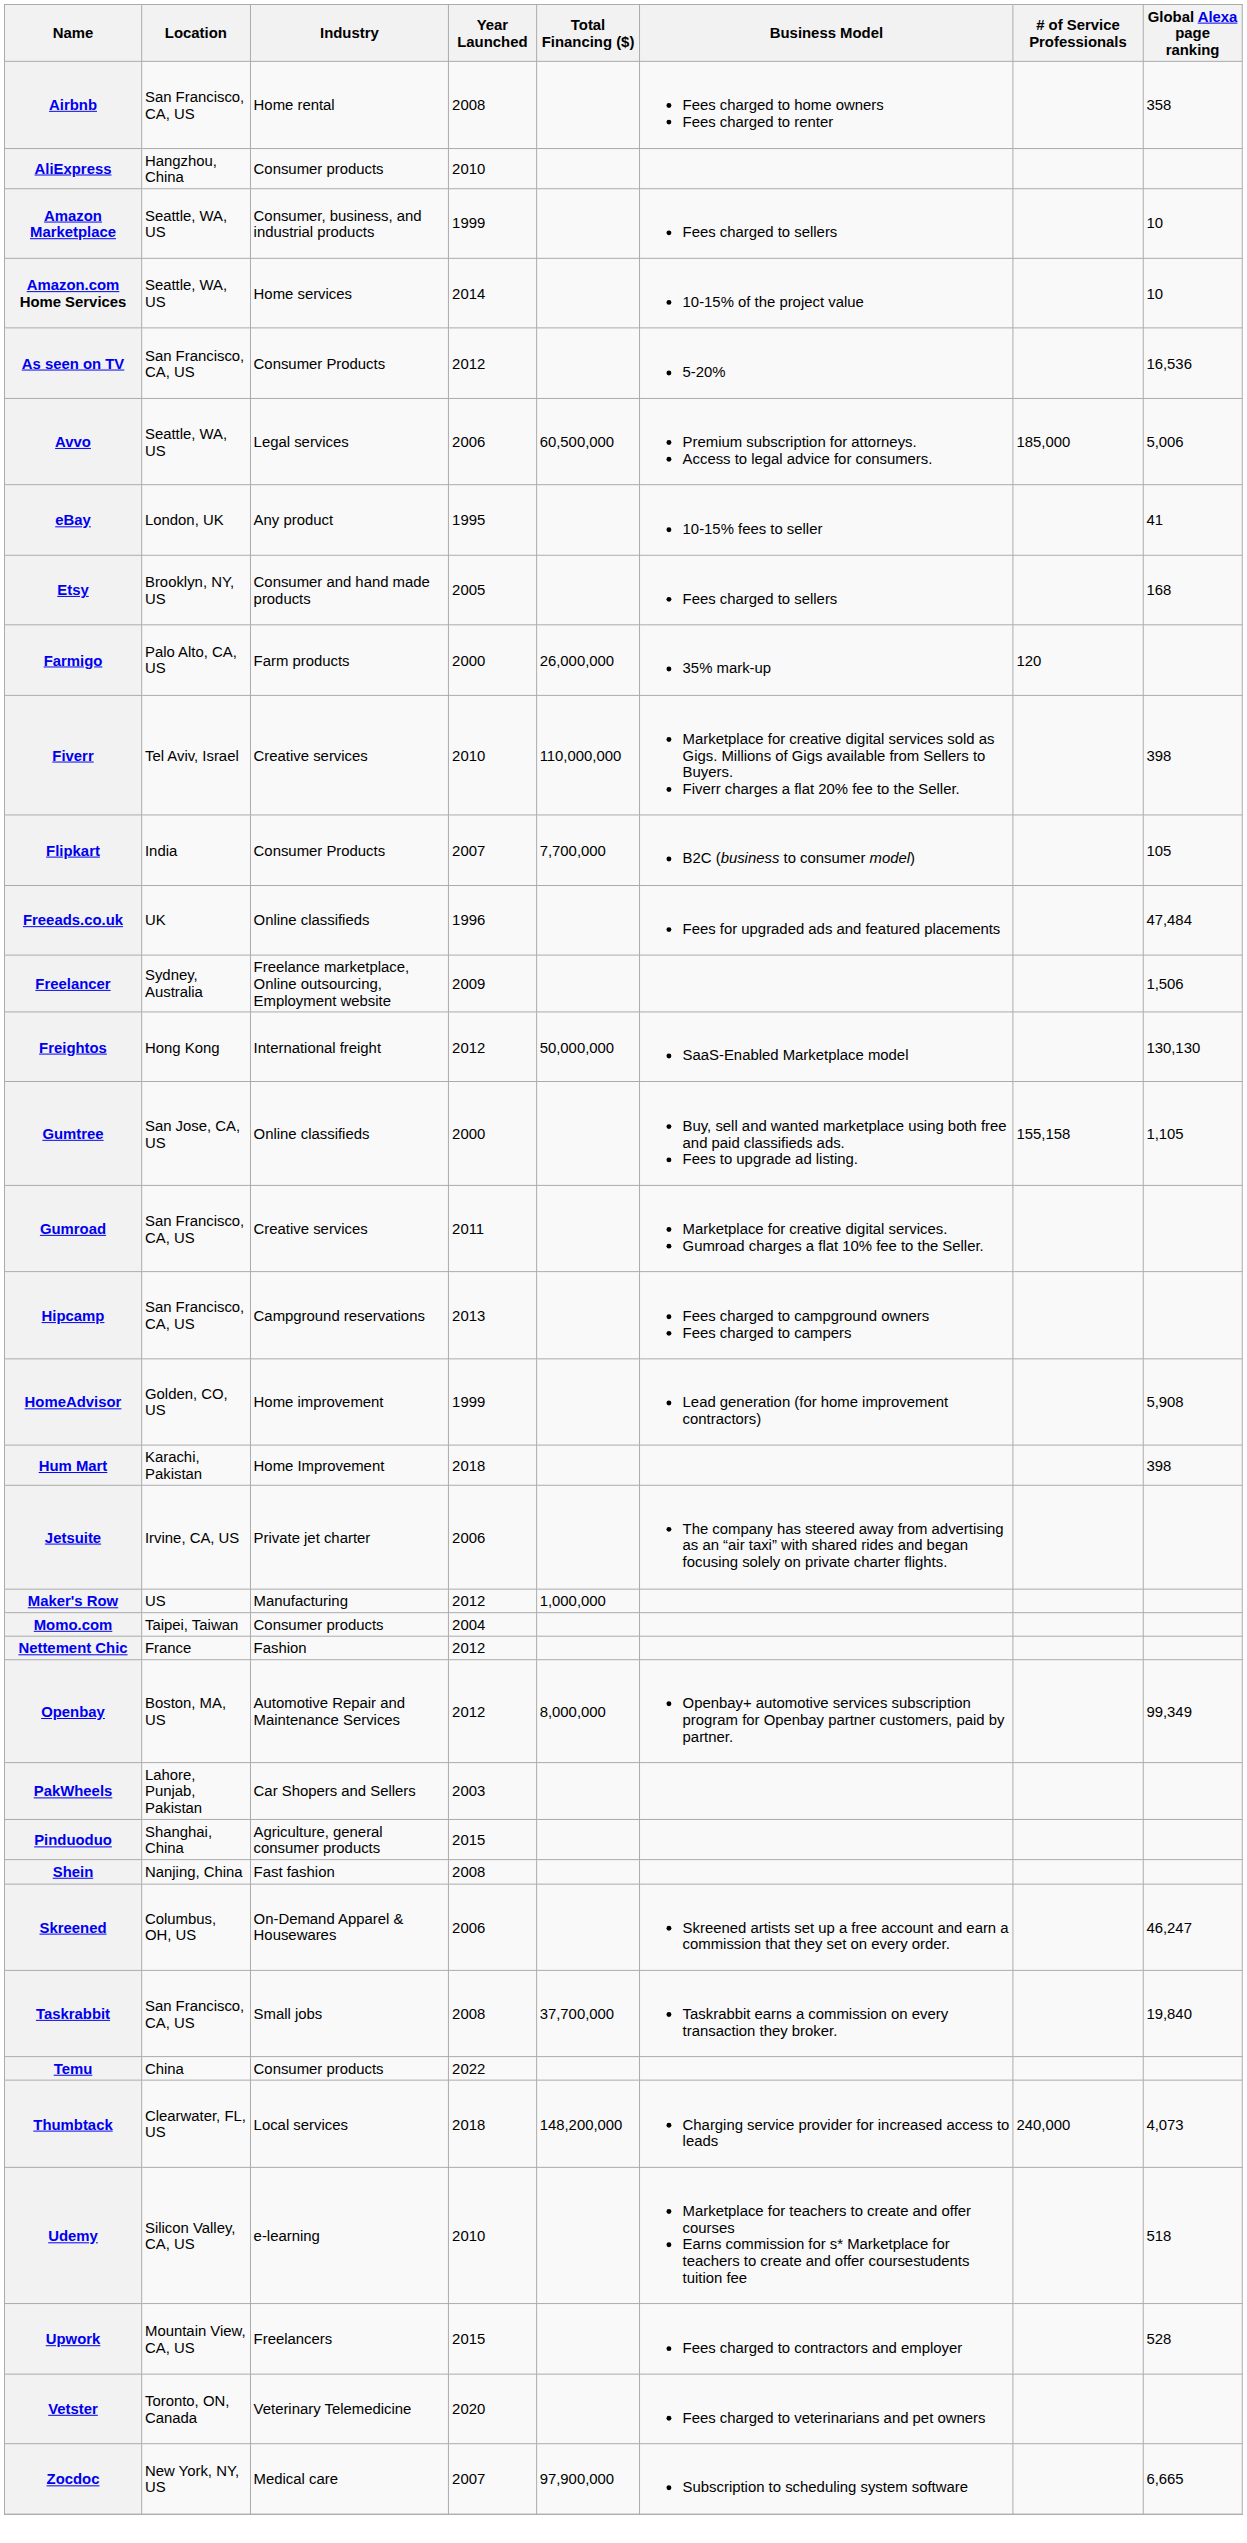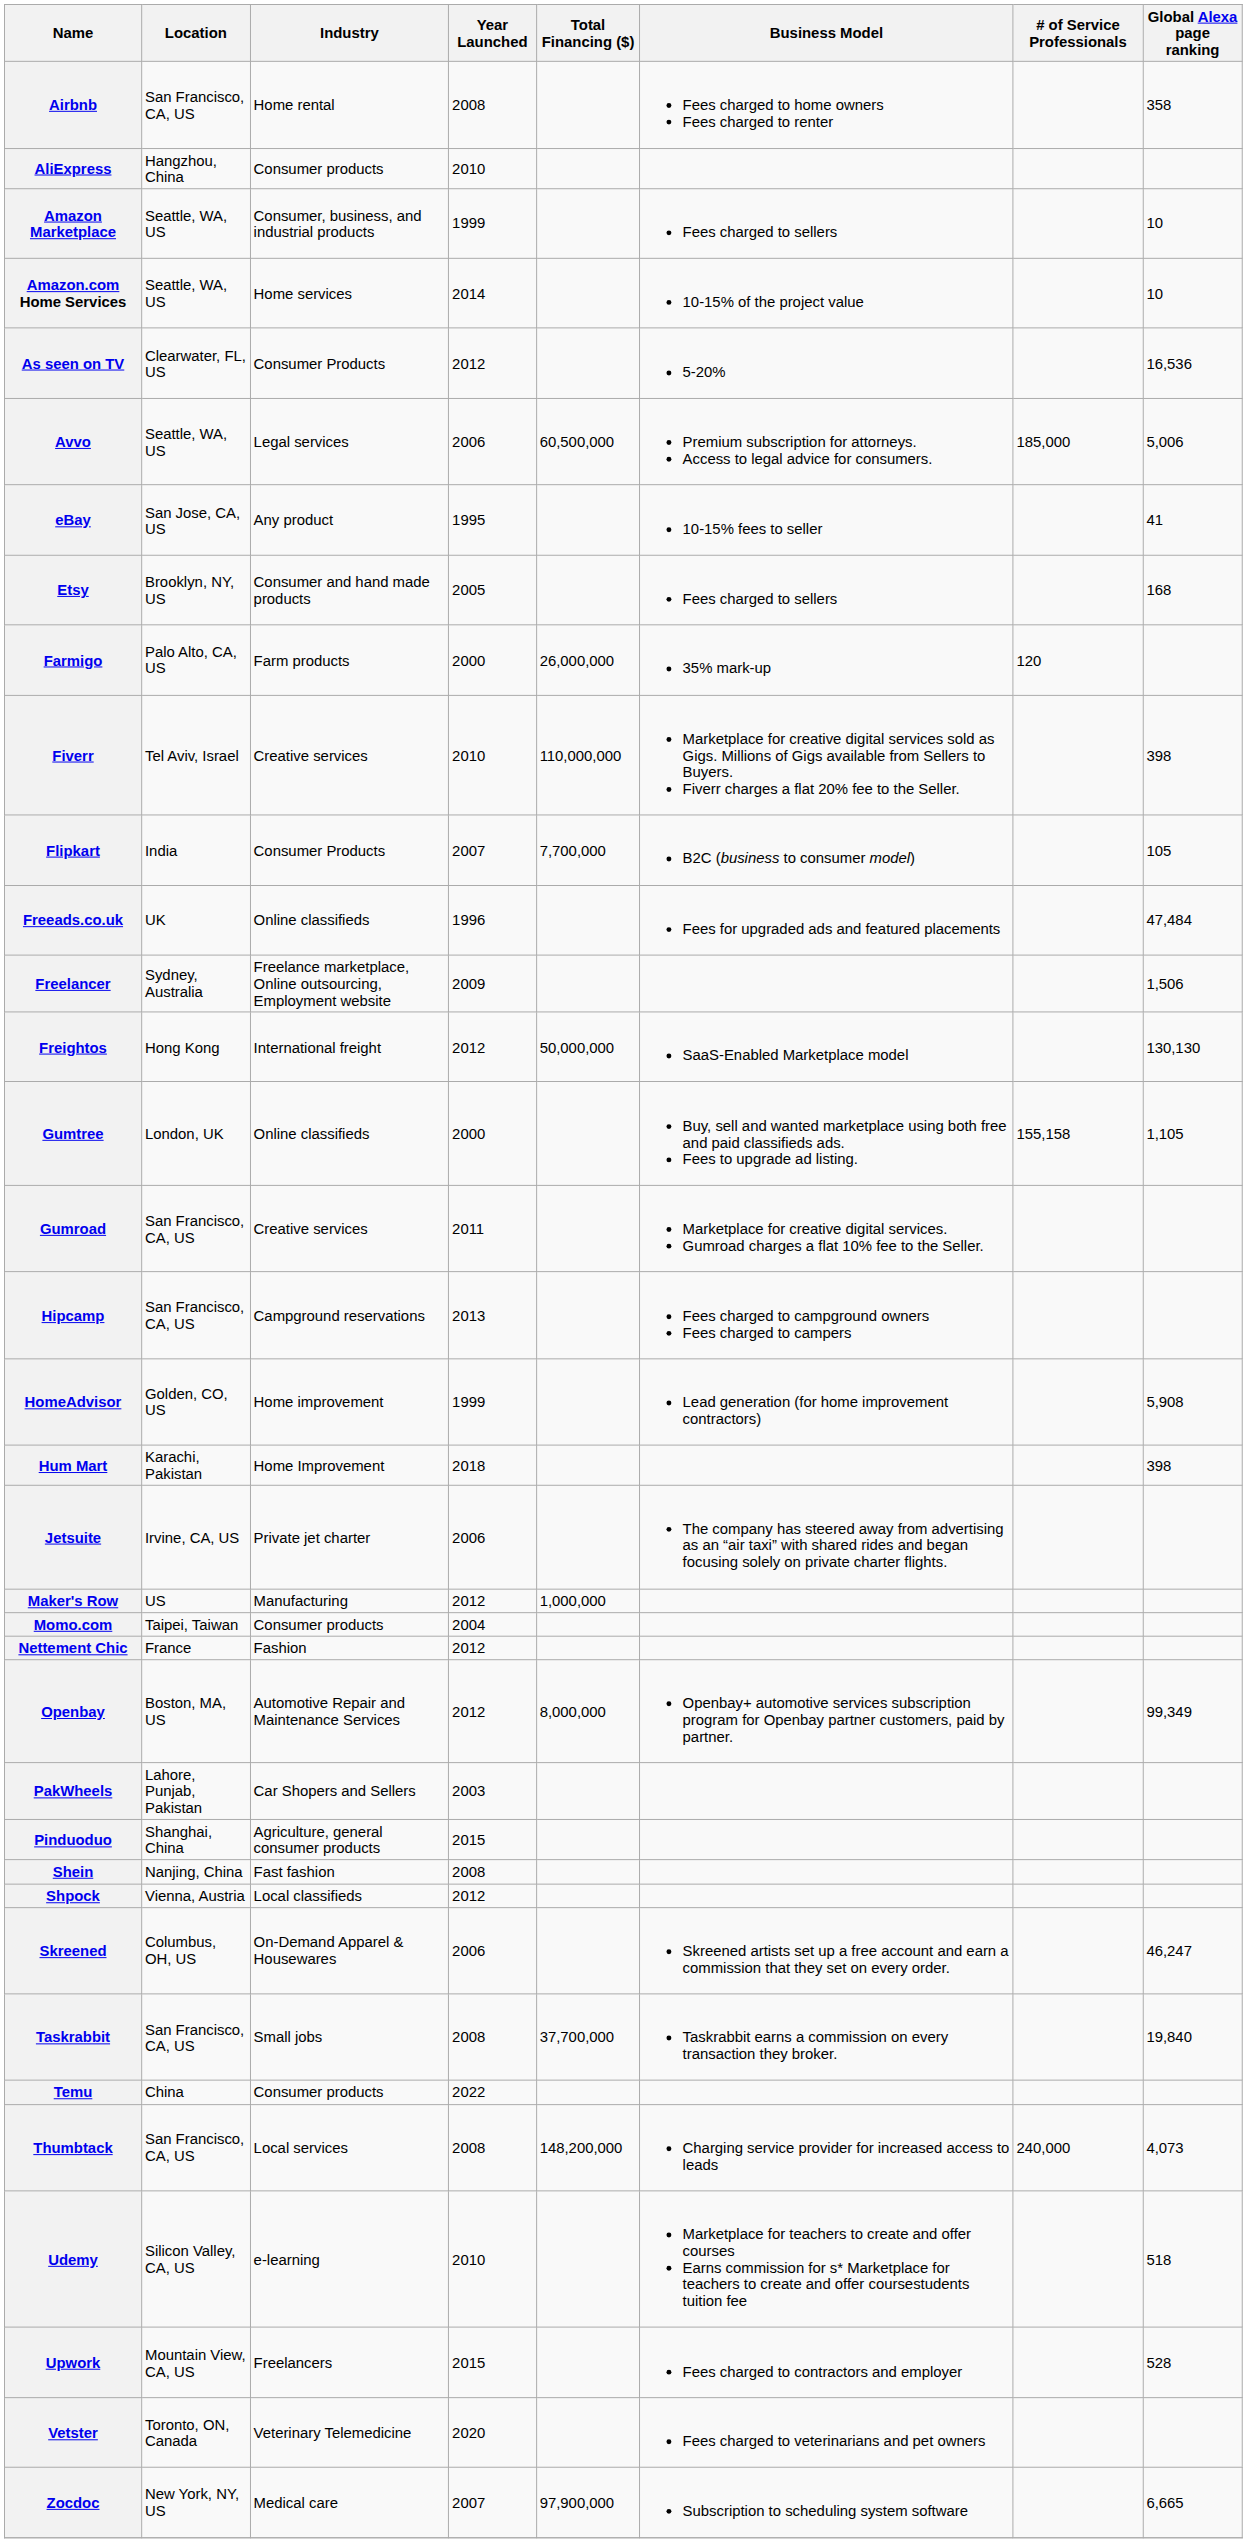(195, 364) San Francisco, CA, US -> (195, 364) Clearwater, FL, US
(184, 520) London, UK -> (193, 520) San Jose, CA, US
(193, 1134) San Jose, CA, US -> (184, 1134) London, UK
+ row: (73, 1896)
(195, 2124) Clearwater, FL, US -> (195, 2148) San Francisco, CA, US
(469, 2124) 2018 -> (469, 2148) 2008
